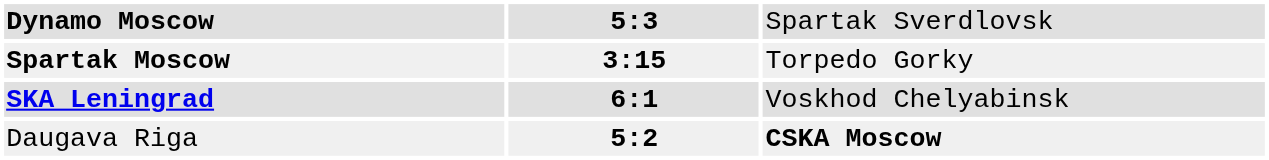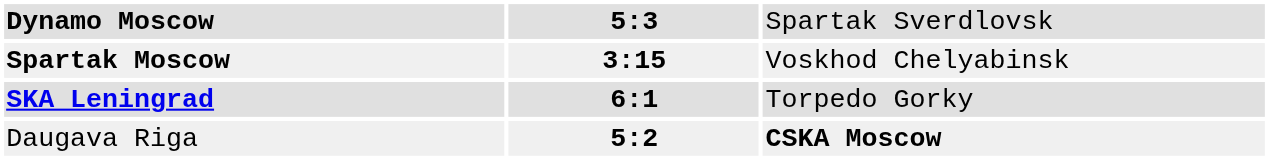(870, 60) Torpedo Gorky -> (918, 60) Voskhod Chelyabinsk
(918, 99) Voskhod Chelyabinsk -> (870, 99) Torpedo Gorky
